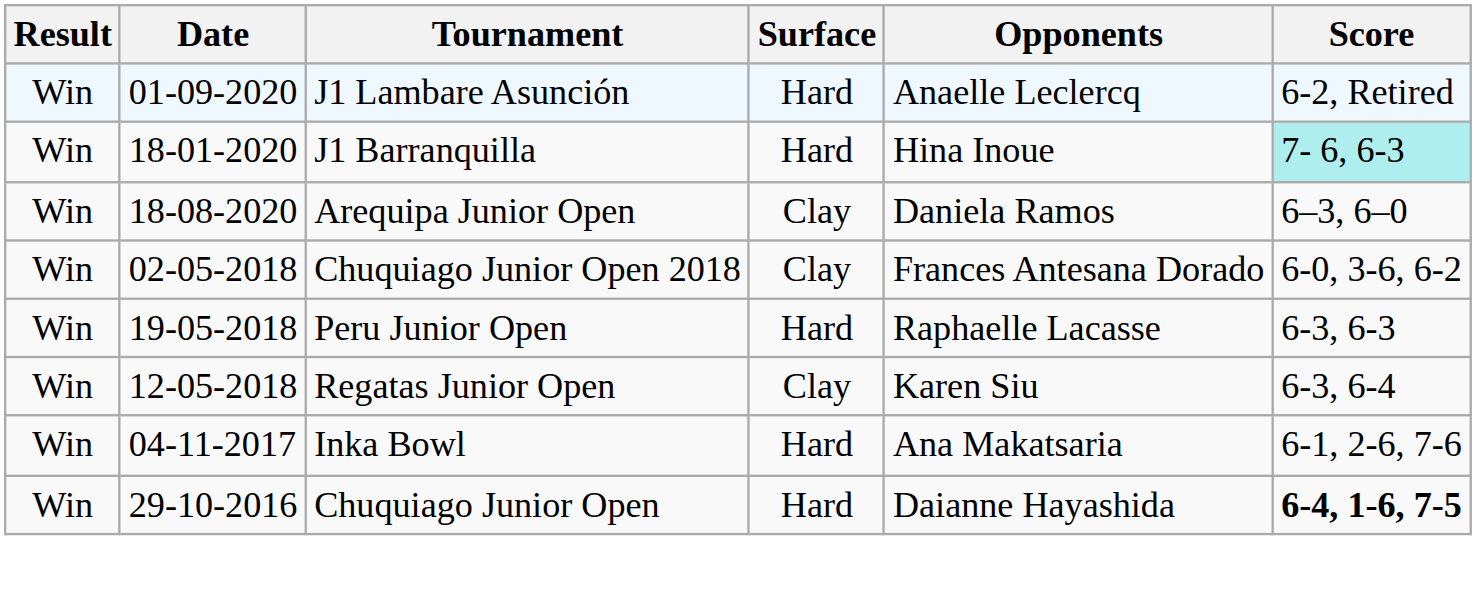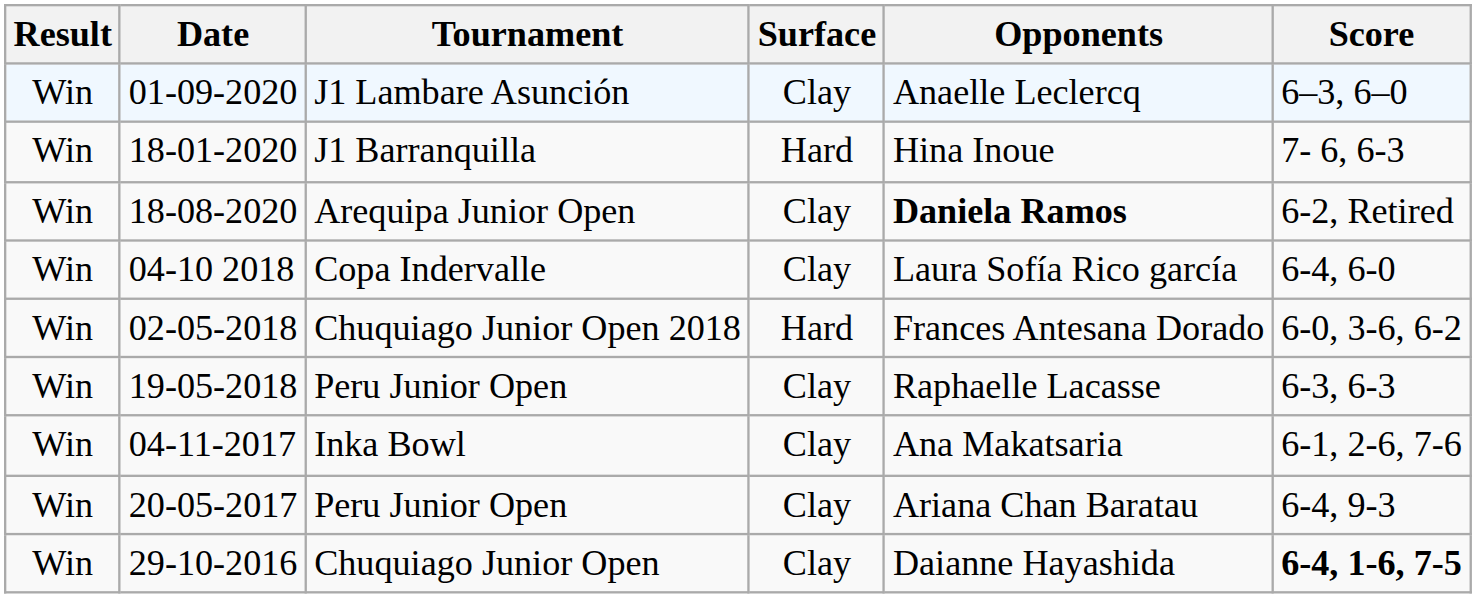(817, 92) Hard -> (817, 92) Clay
(1367, 92) 6-2, Retired -> (1344, 92) 6–3, 6–0
(1343, 150) paleturquoise background -> (1343, 150) no background
(1004, 209) normal -> (1010, 209) bold
(1344, 209) 6–3, 6–0 -> (1367, 209) 6-2, Retired
+ row: (212, 268)
(817, 268) Clay -> (817, 326) Hard
(817, 326) Hard -> (817, 385) Clay
- row: (213, 385)
(817, 444) Hard -> (817, 444) Clay
+ row: (213, 502)
(817, 502) Hard -> (817, 561) Clay
